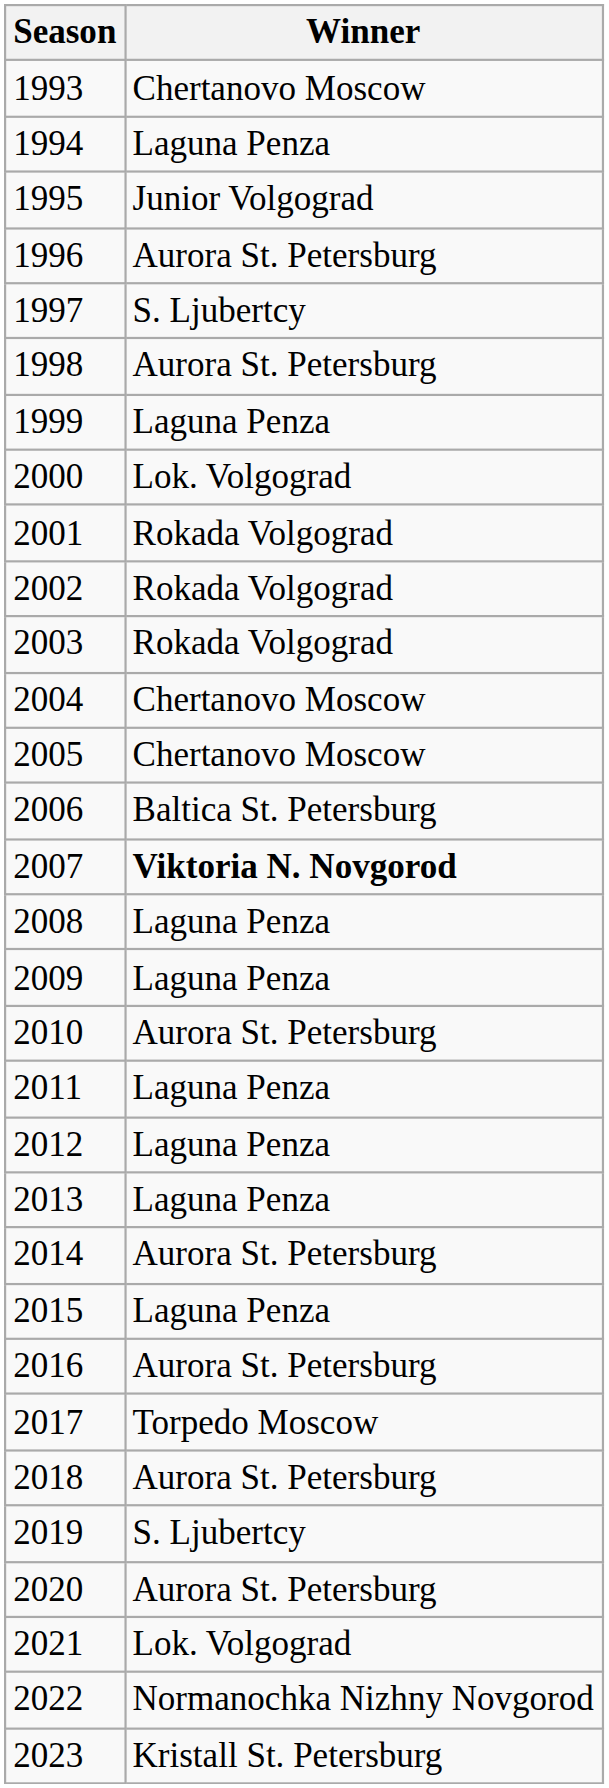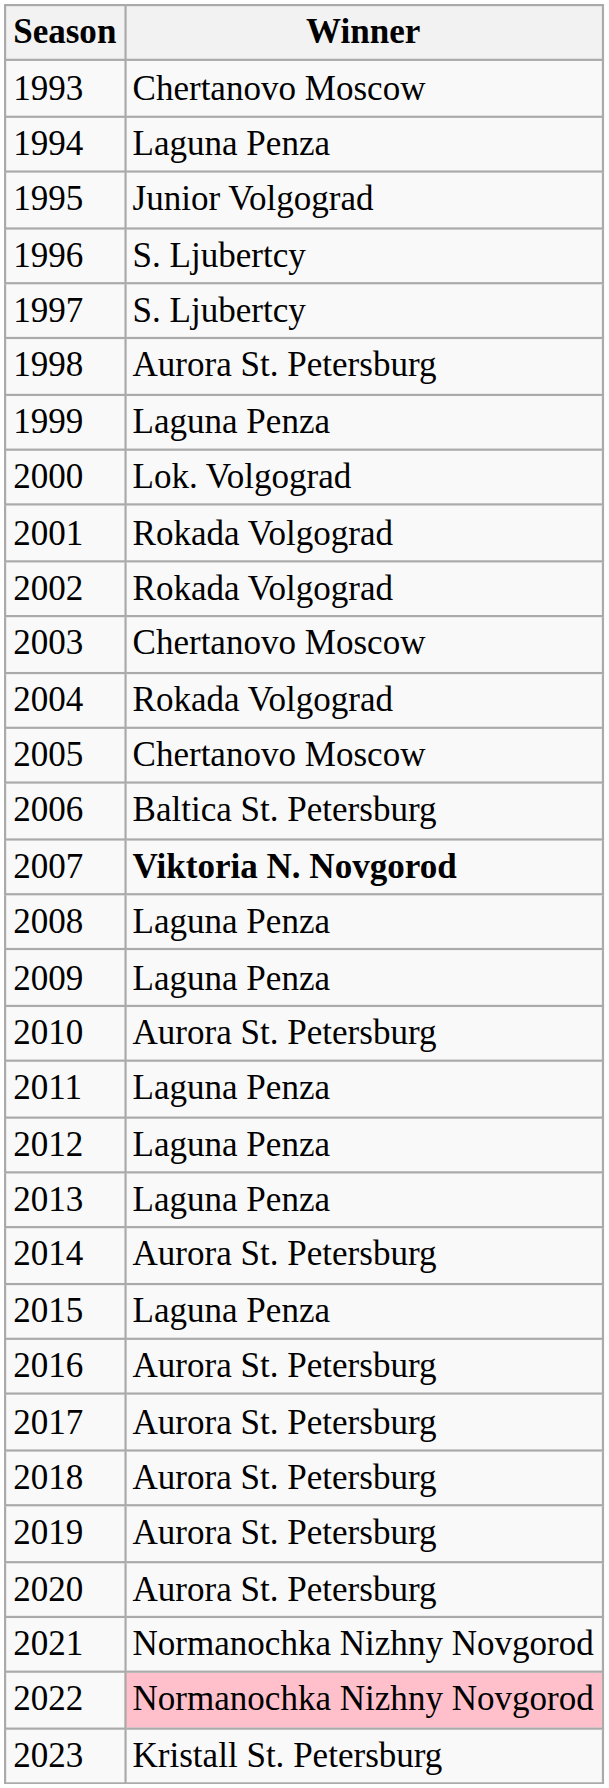(285, 254) Aurora St. Petersburg -> (219, 254) S. Ljubertcy
(263, 643) Rokada Volgograd -> (279, 643) Chertanovo Moscow
(279, 699) Chertanovo Moscow -> (263, 699) Rokada Volgograd
(255, 1421) Torpedo Moscow -> (285, 1421) Aurora St. Petersburg
(219, 1532) S. Ljubertcy -> (285, 1532) Aurora St. Petersburg
(242, 1643) Lok. Volgograd -> (363, 1643) Normanochka Nizhny Novgorod
(363, 1699) no background -> (363, 1699) pink background
